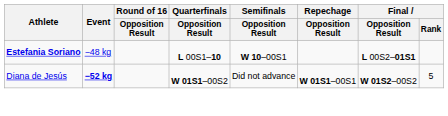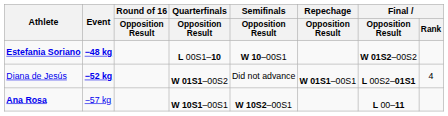(98, 53) normal -> (98, 53) bold
(389, 58) L 00S2–01S1 -> (389, 58) W 01S2–00S2
(389, 81) W 01S2–00S2 -> (389, 81) L 00S2–01S1
(431, 76) 5 -> (431, 76) 4
+ row: (27, 100)
